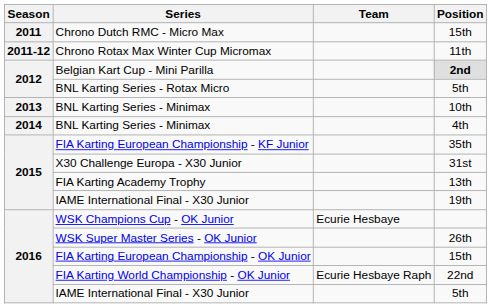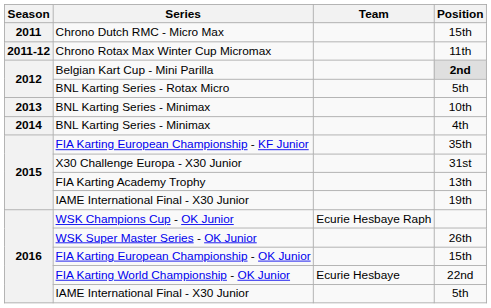(358, 219) Ecurie Hesbaye -> (374, 219) Ecurie Hesbaye Raph
(374, 274) Ecurie Hesbaye Raph -> (358, 274) Ecurie Hesbaye
